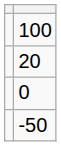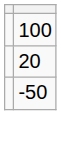- row: (24, 93)
